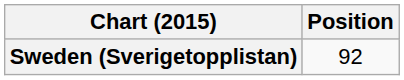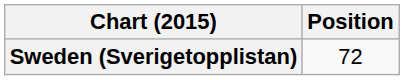(351, 56) 92 -> (351, 56) 72
